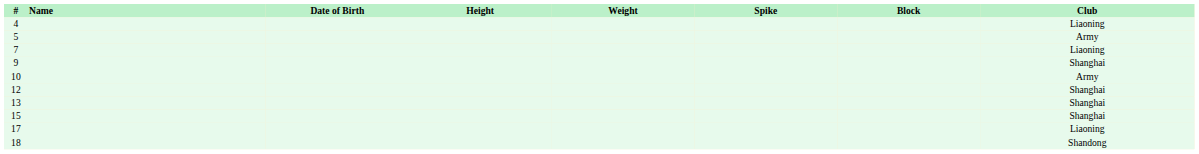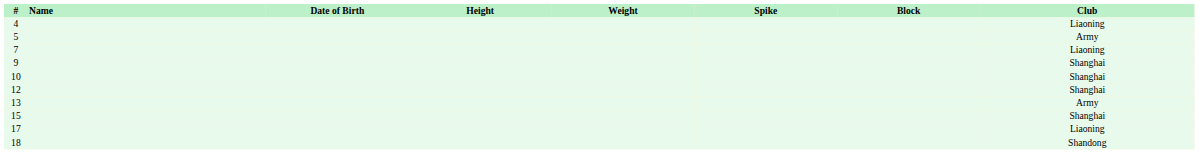(1087, 76) Army -> (1087, 76) Shanghai
(1087, 103) Shanghai -> (1087, 103) Army
